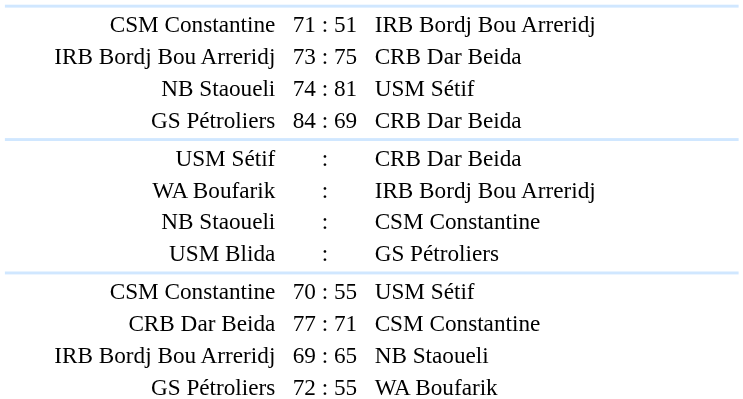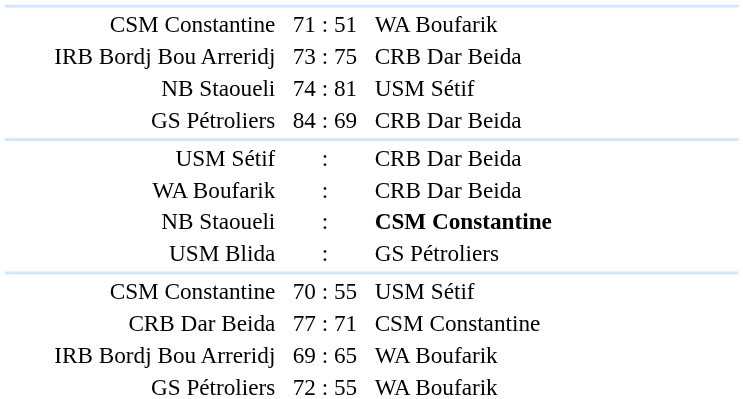(485, 24) IRB Bordj Bou Arreridj -> (436, 24) WA Boufarik
(485, 190) IRB Bordj Bou Arreridj -> (448, 190) CRB Dar Beida
(457, 221) normal -> (463, 221) bold
(432, 355) NB Staoueli -> (436, 355) WA Boufarik
